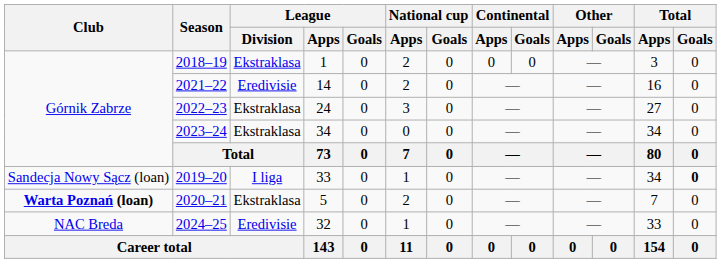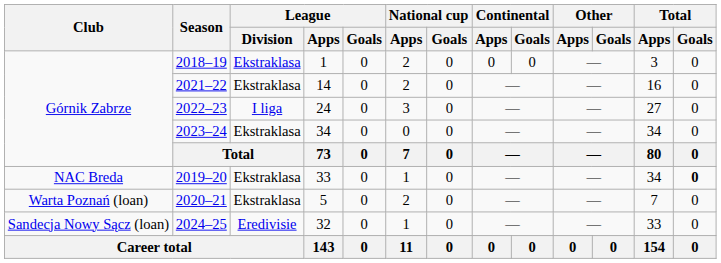(267, 85) Eredivisie -> (267, 85) Ekstraklasa
(267, 108) Ekstraklasa -> (267, 108) I liga
(88, 177) Sandecja Nowy Sącz (loan) -> (88, 177) NAC Breda
(267, 177) I liga -> (267, 177) Ekstraklasa
(88, 200) bold -> (88, 200) normal
(88, 223) NAC Breda -> (88, 223) Sandecja Nowy Sącz (loan)
